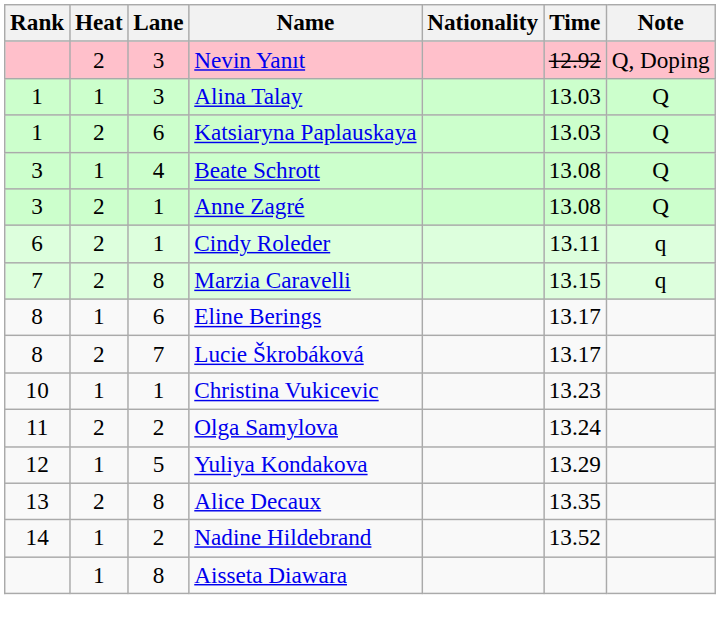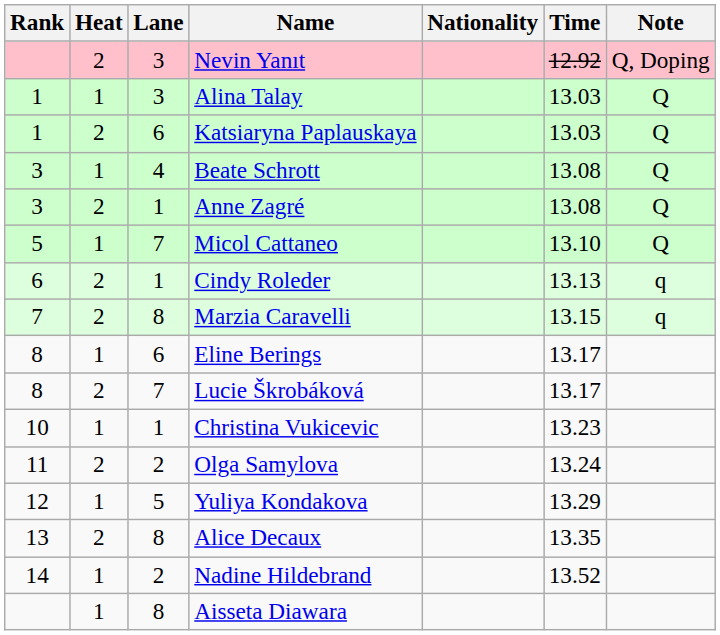+ row: (266, 243)
(575, 243) 13.11 -> (575, 280) 13.13
